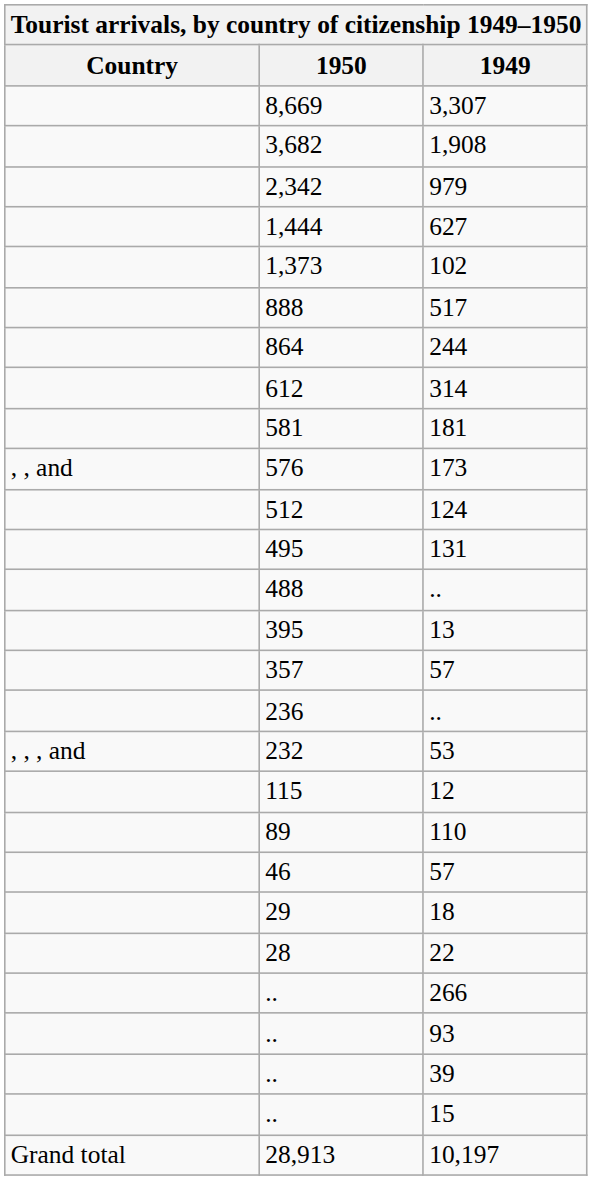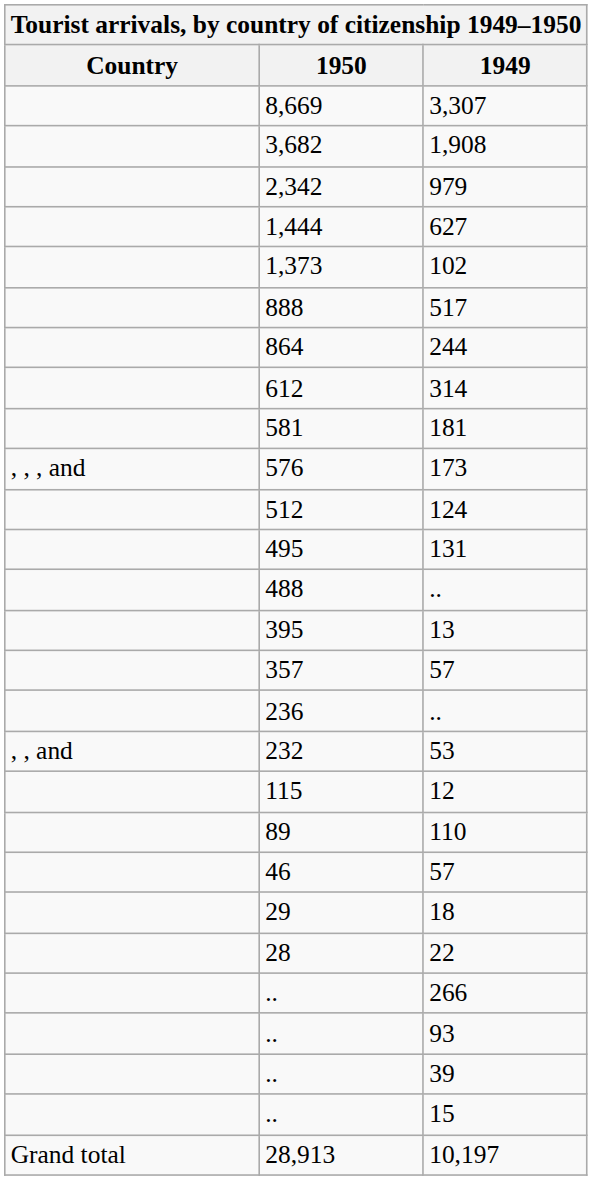(42, 468) , , and -> (48, 468) , , , and
(48, 750) , , , and -> (42, 750) , , and
